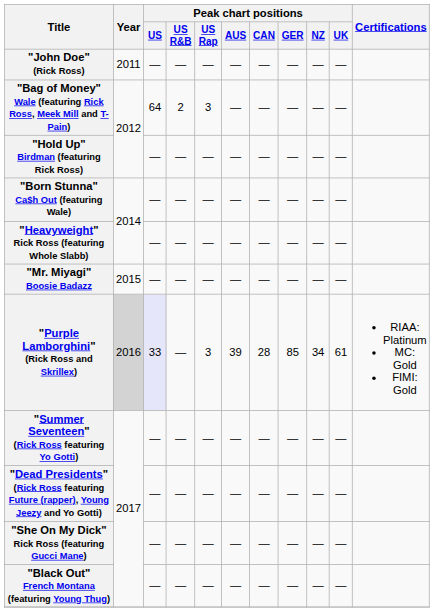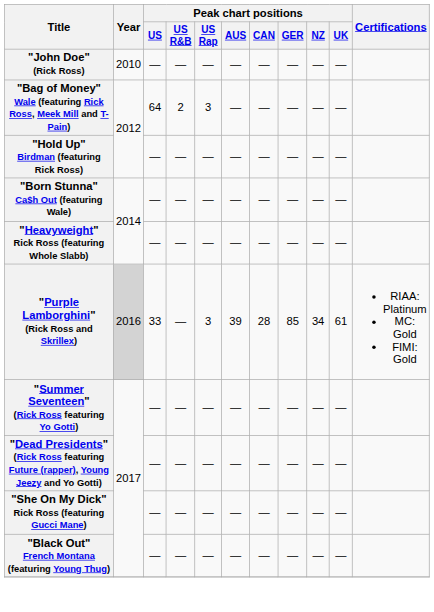(129, 64) 2011 -> (129, 64) 2010
- row: (59, 279)
(155, 352) lavender background -> (155, 322) no background
